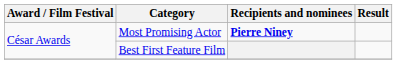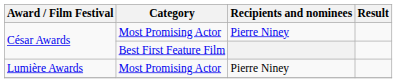(262, 31) bold -> (260, 31) normal
+ row: (45, 68)
